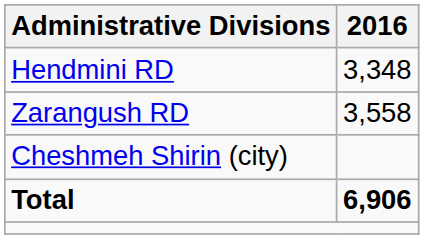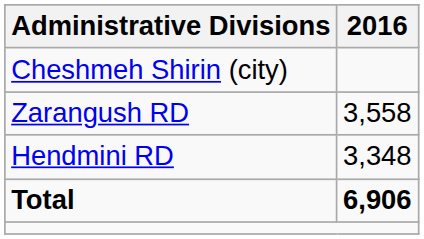rows swapped: (93, 69) <-> (150, 156)
